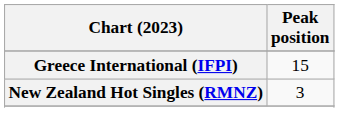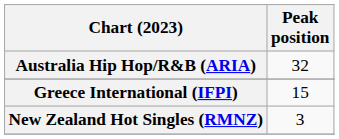+ row: (136, 65)
